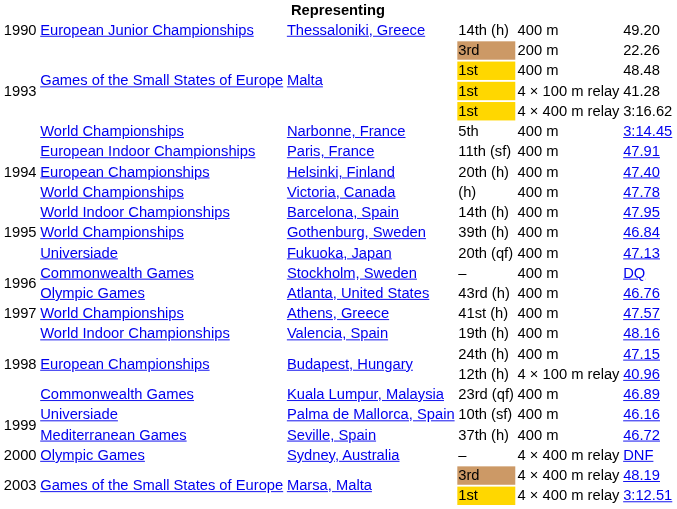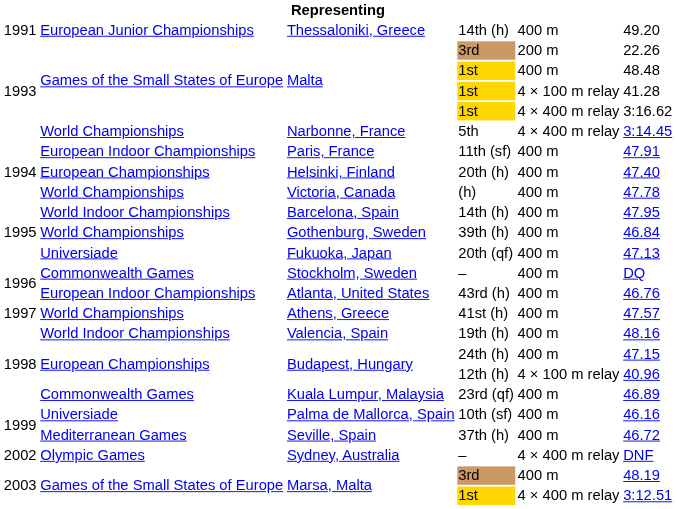(20, 30) 1990 -> (20, 30) 1991
(538, 131) 400 m -> (569, 131) 4 × 400 m relay
(93, 293) Olympic Games -> (148, 293) European Indoor Championships
(20, 455) 2000 -> (20, 455) 2002
(569, 475) 4 × 400 m relay -> (538, 475) 400 m
